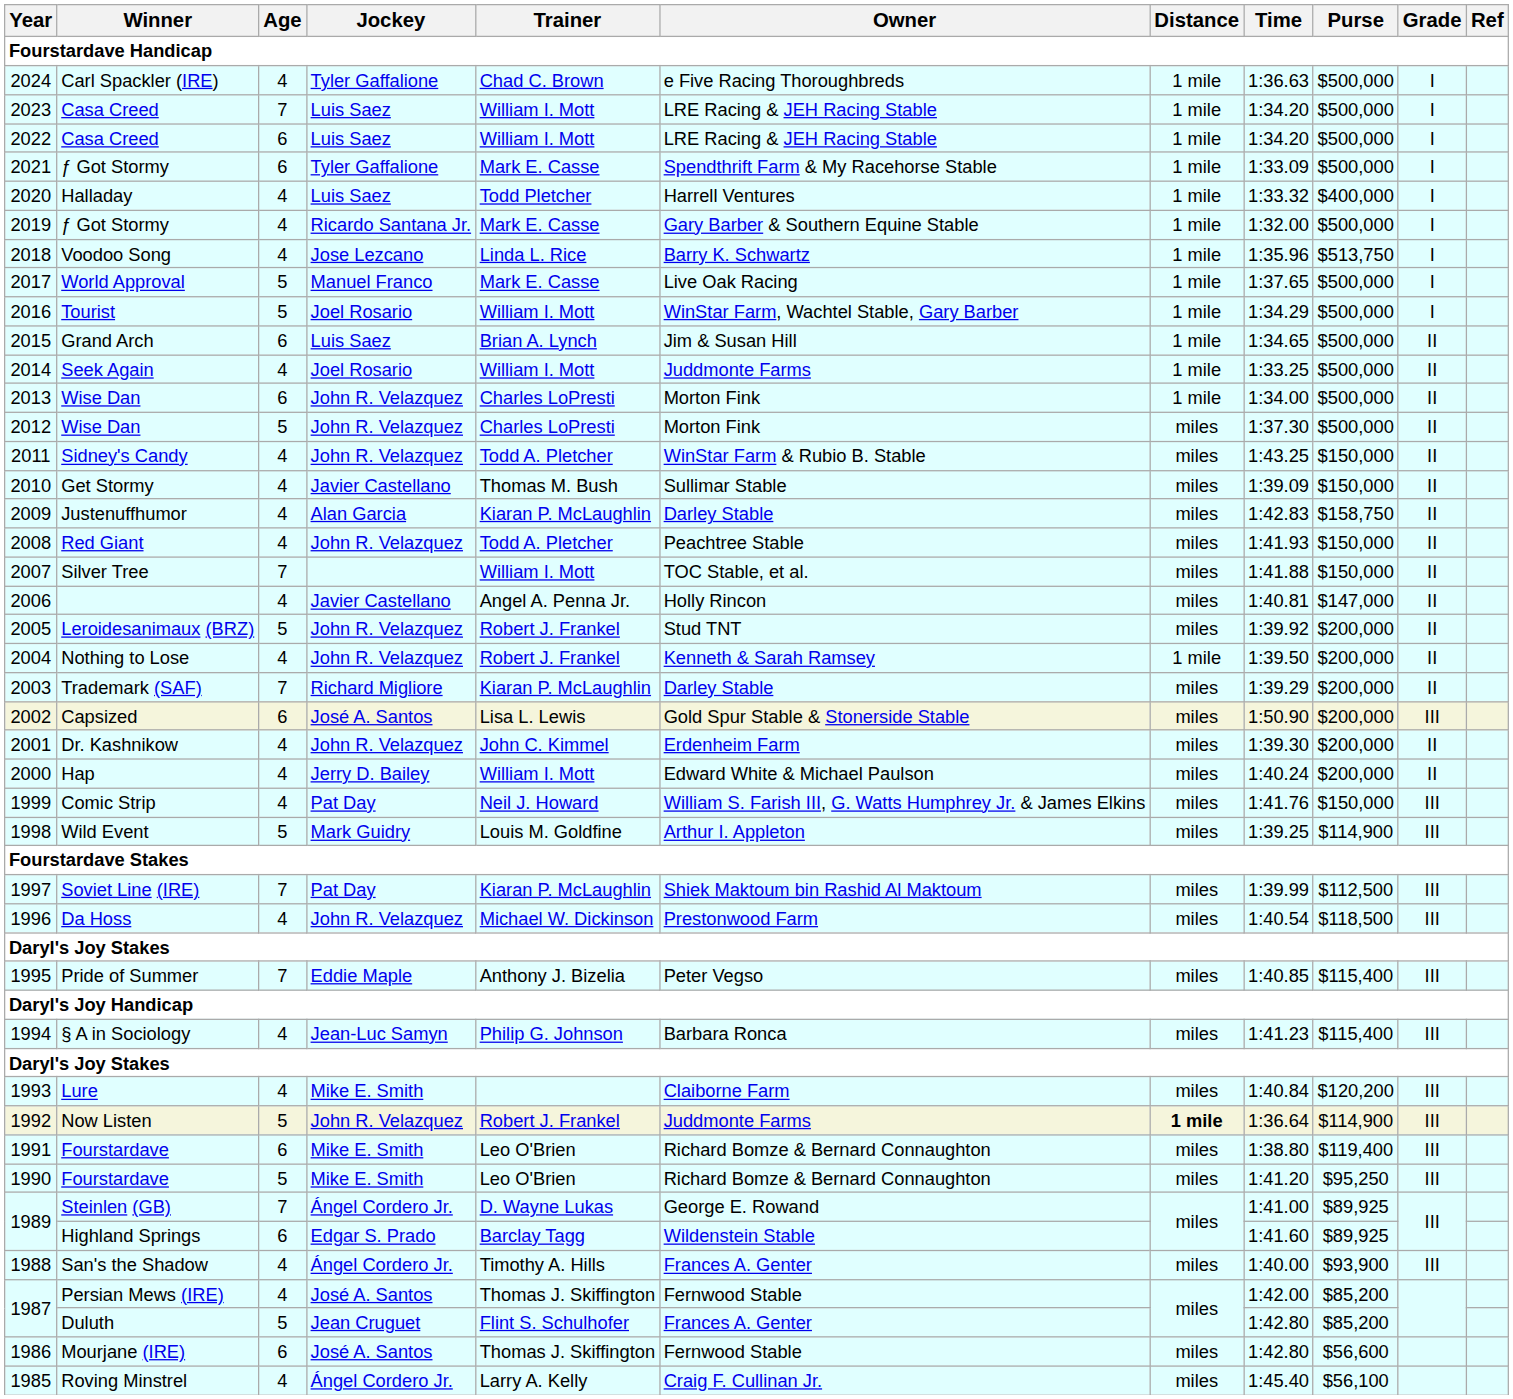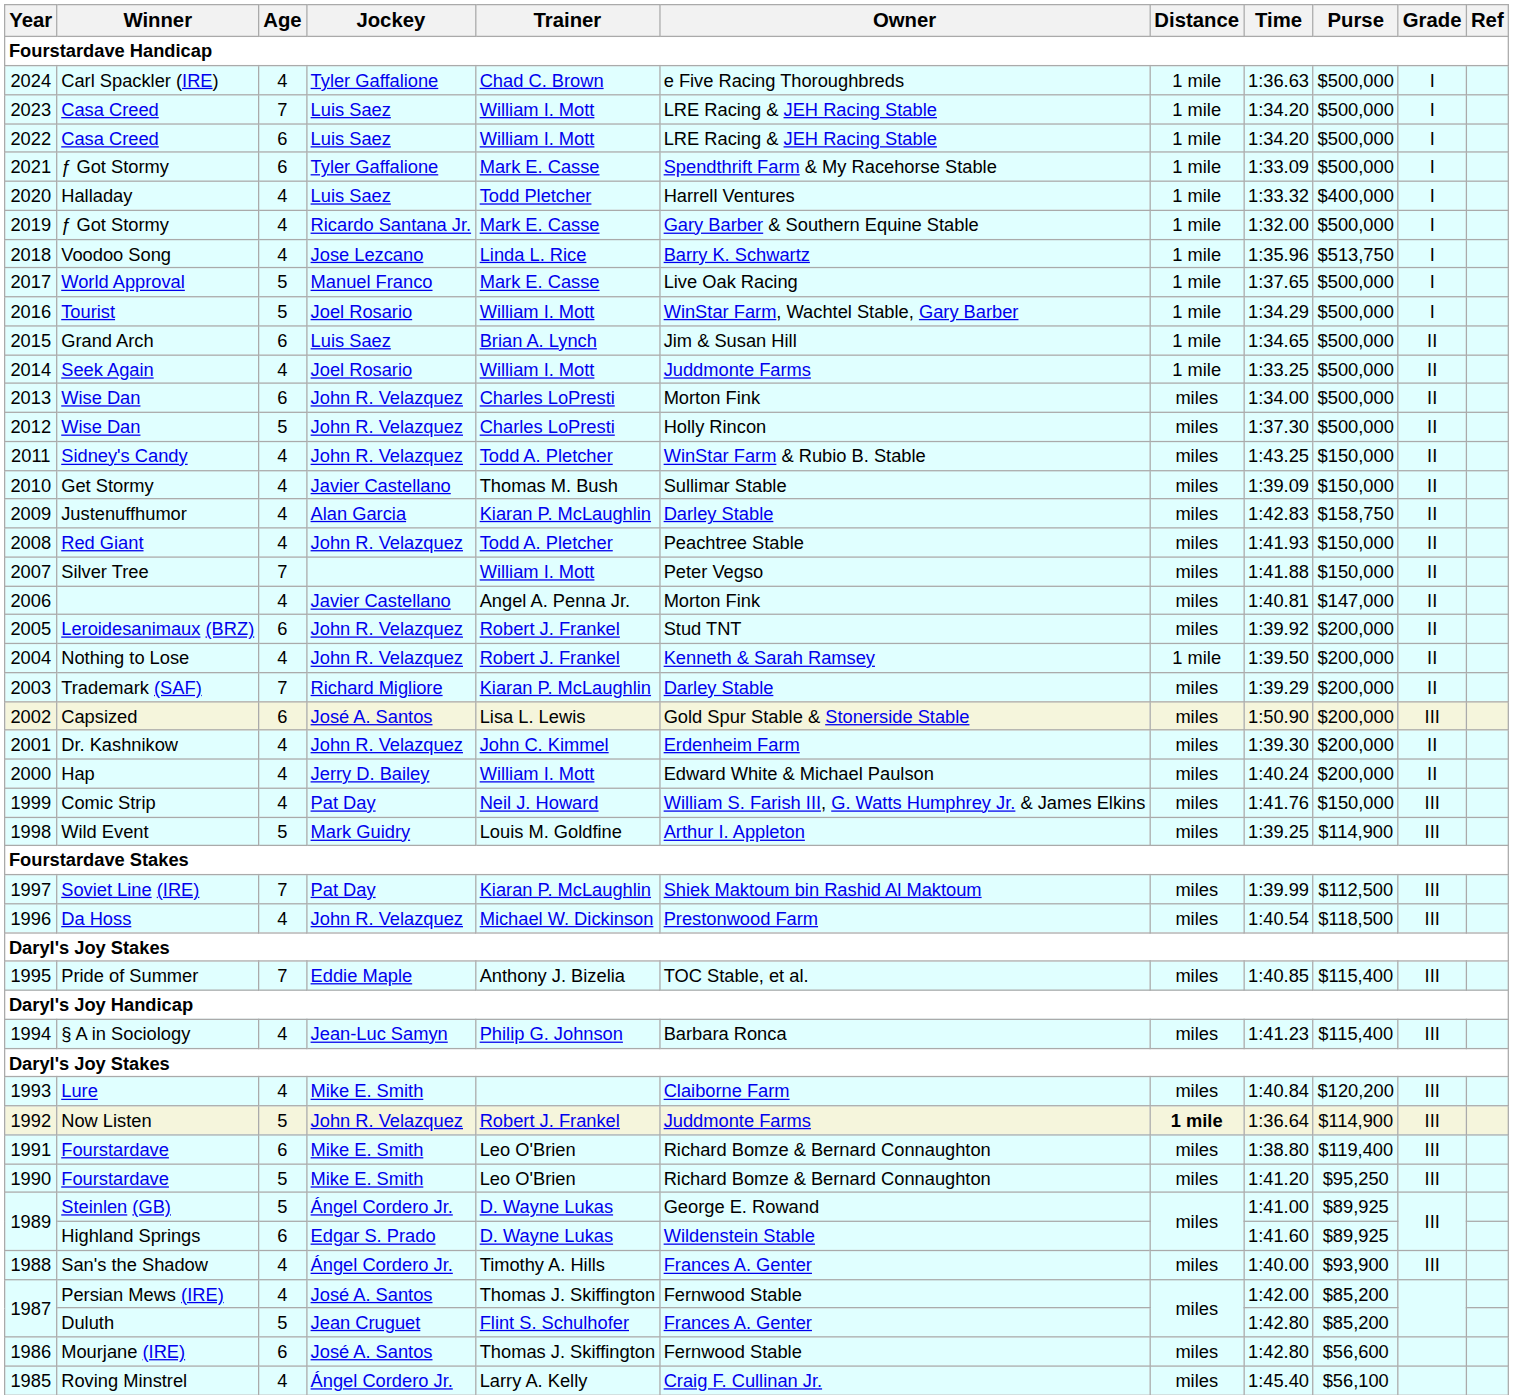(1197, 398) 1 mile -> (1197, 398) miles
(712, 427) Morton Fink -> (715, 427) Holly Rincon
(736, 571) TOC Stable, et al. -> (713, 571) Peter Vegso
(715, 600) Holly Rincon -> (712, 600) Morton Fink
(282, 629) 5 -> (282, 629) 6
(713, 976) Peter Vegso -> (736, 976) TOC Stable, et al.
(282, 1207) 7 -> (282, 1207) 5
(532, 1236) Barclay Tagg -> (546, 1236) D. Wayne Lukas
